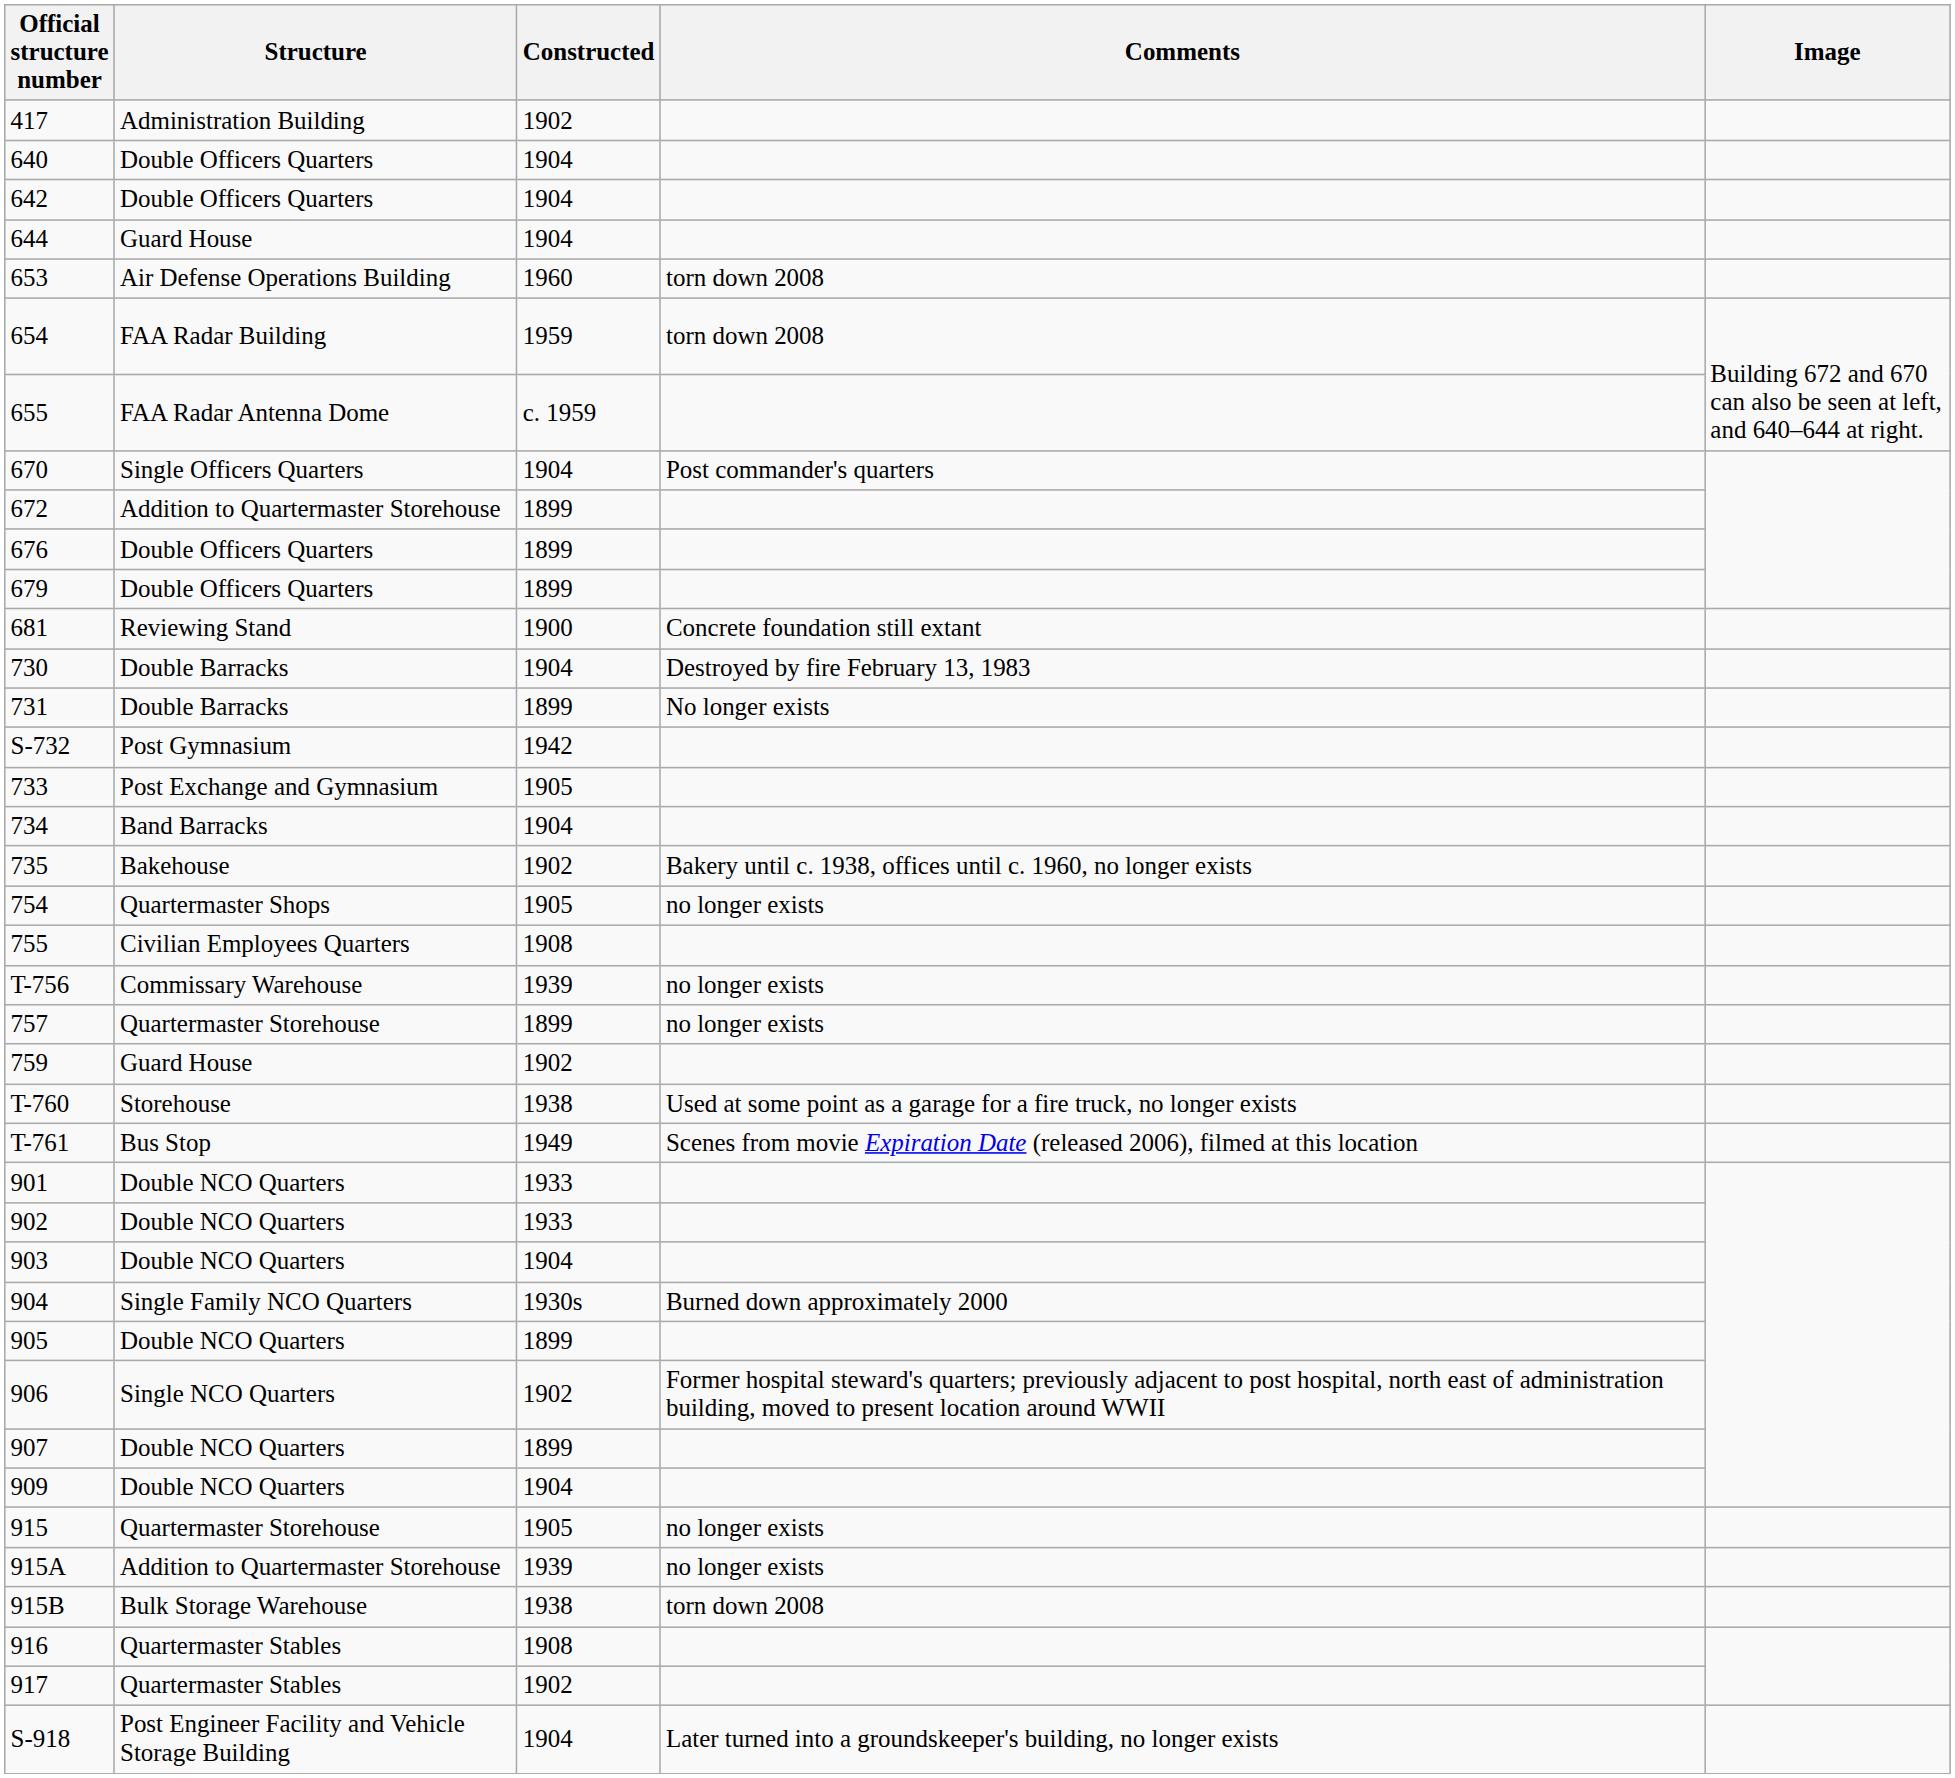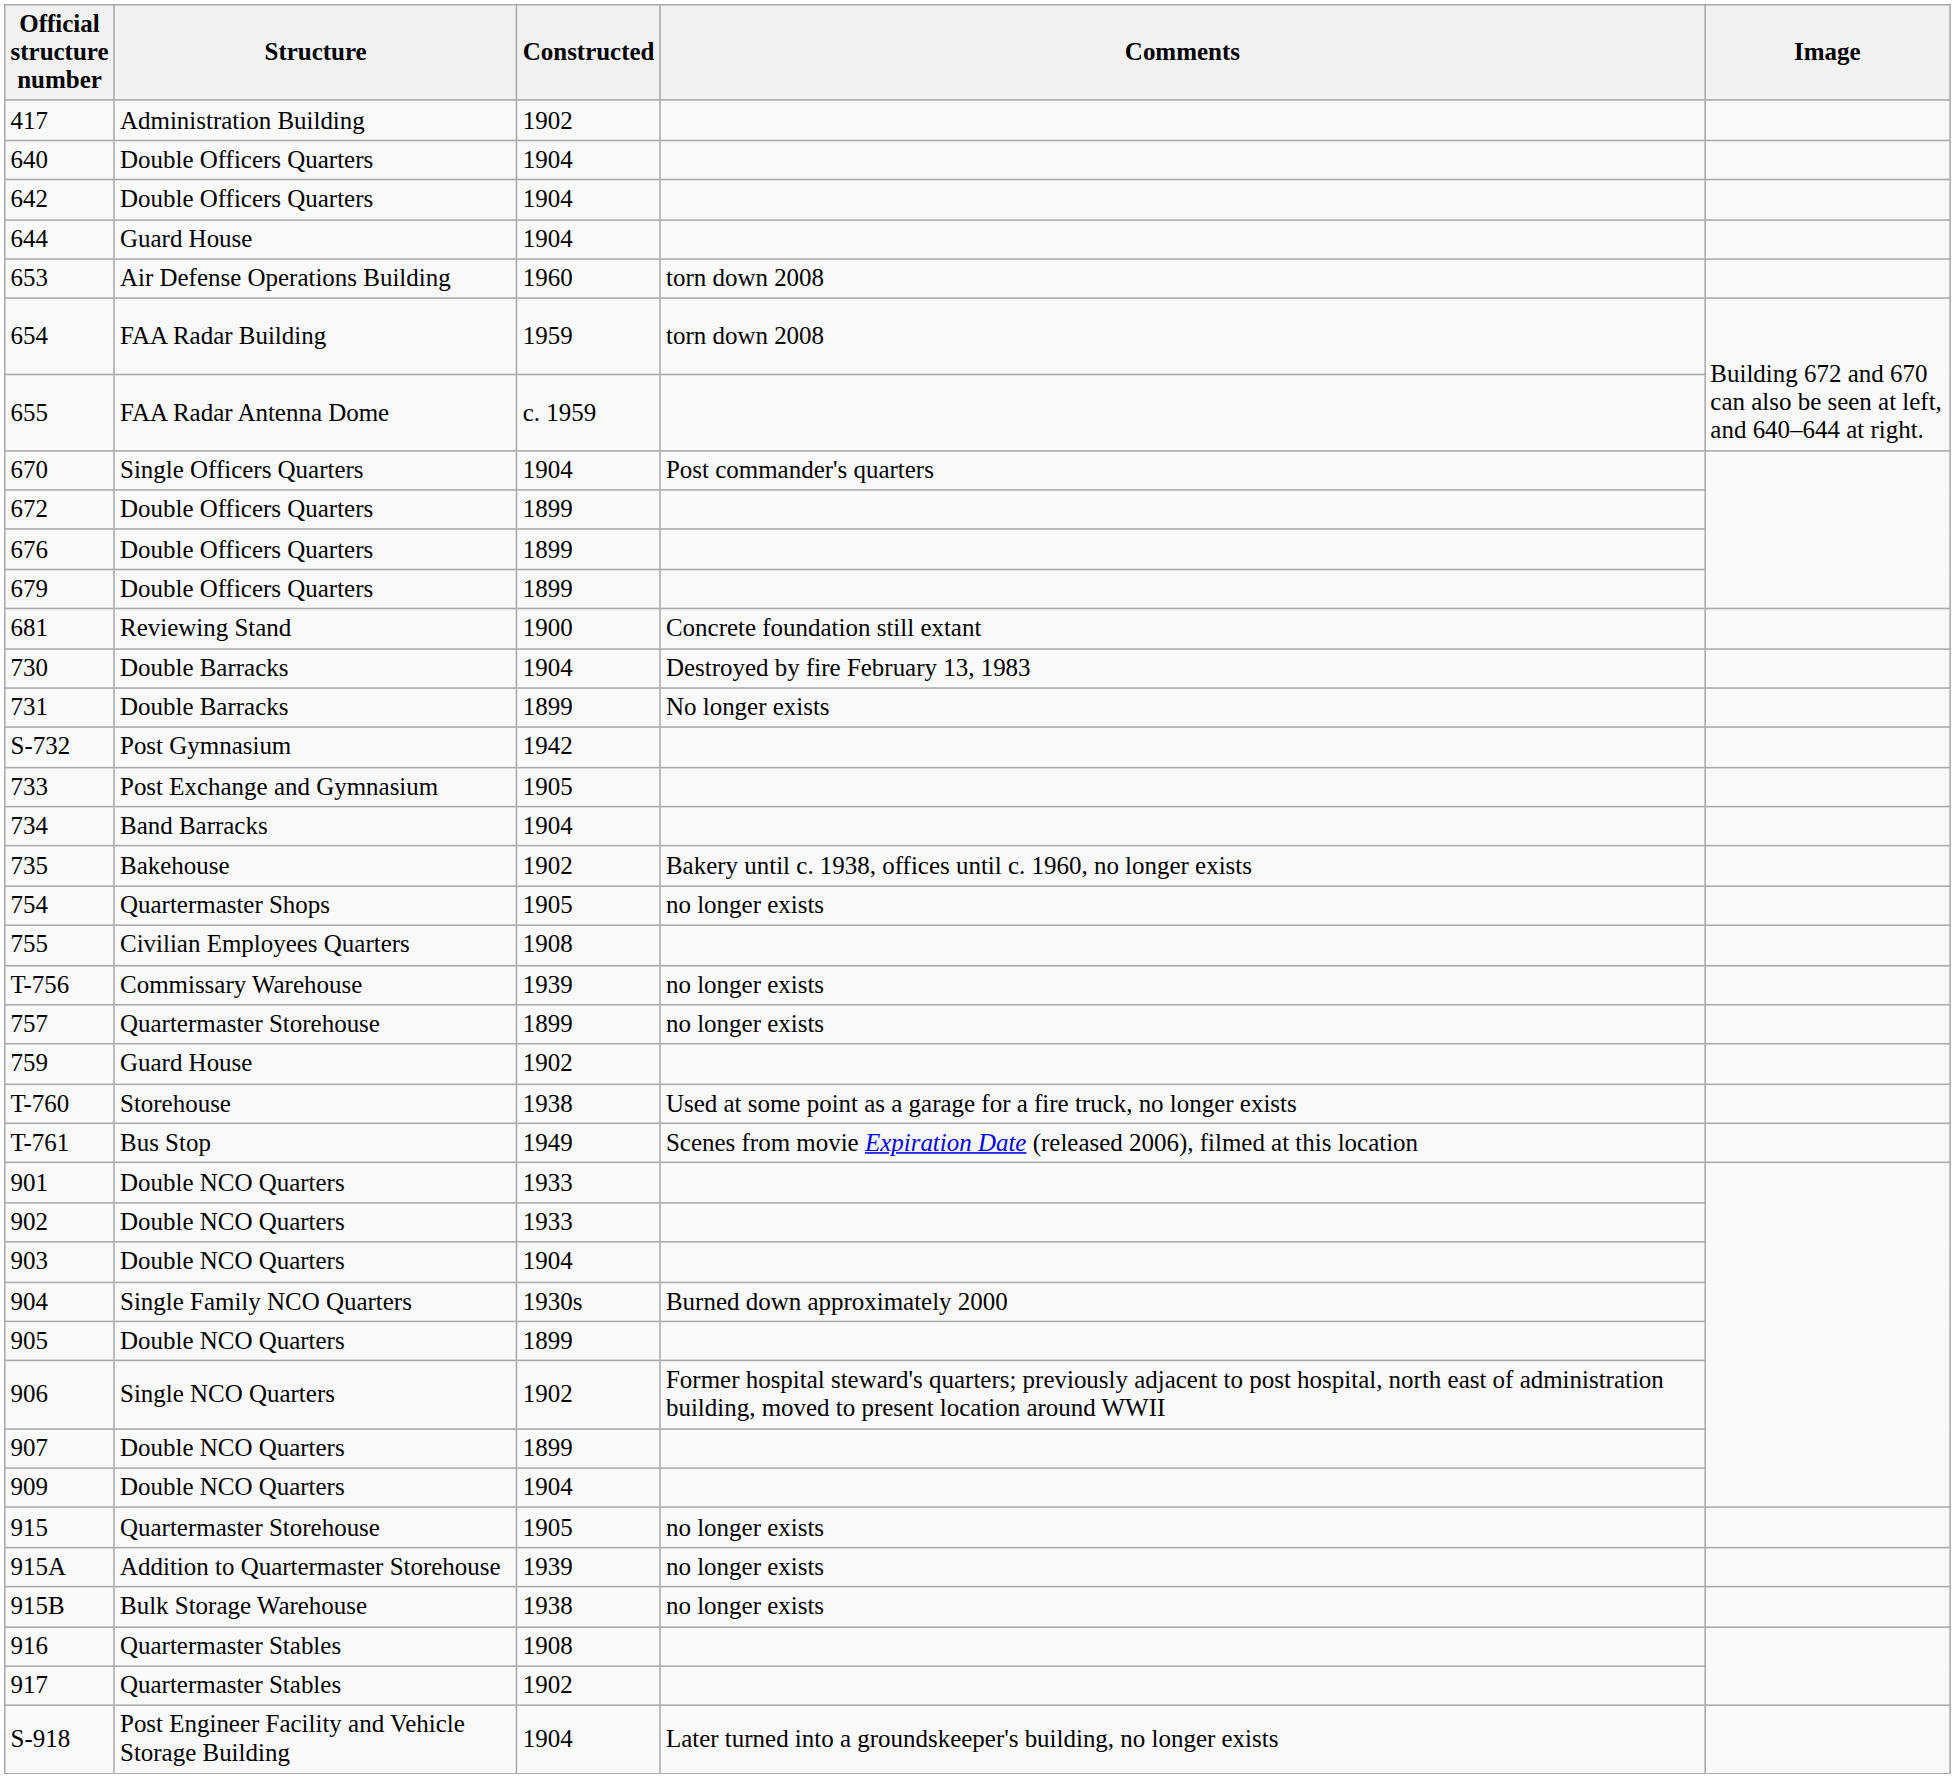(310, 509) Addition to Quartermaster Storehouse -> (247, 509) Double Officers Quarters
(745, 1606) torn down 2008 -> (745, 1606) no longer exists
